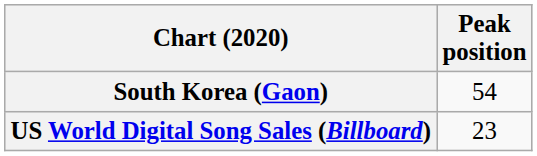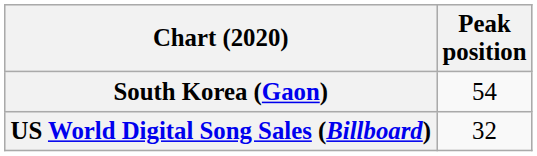(484, 130) 23 -> (484, 130) 32
